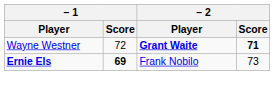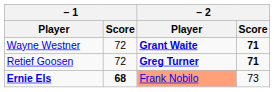+ row: (40, 62)
(120, 62) 69 -> (120, 78) 68
(169, 62) no background -> (169, 78) lightsalmon background
